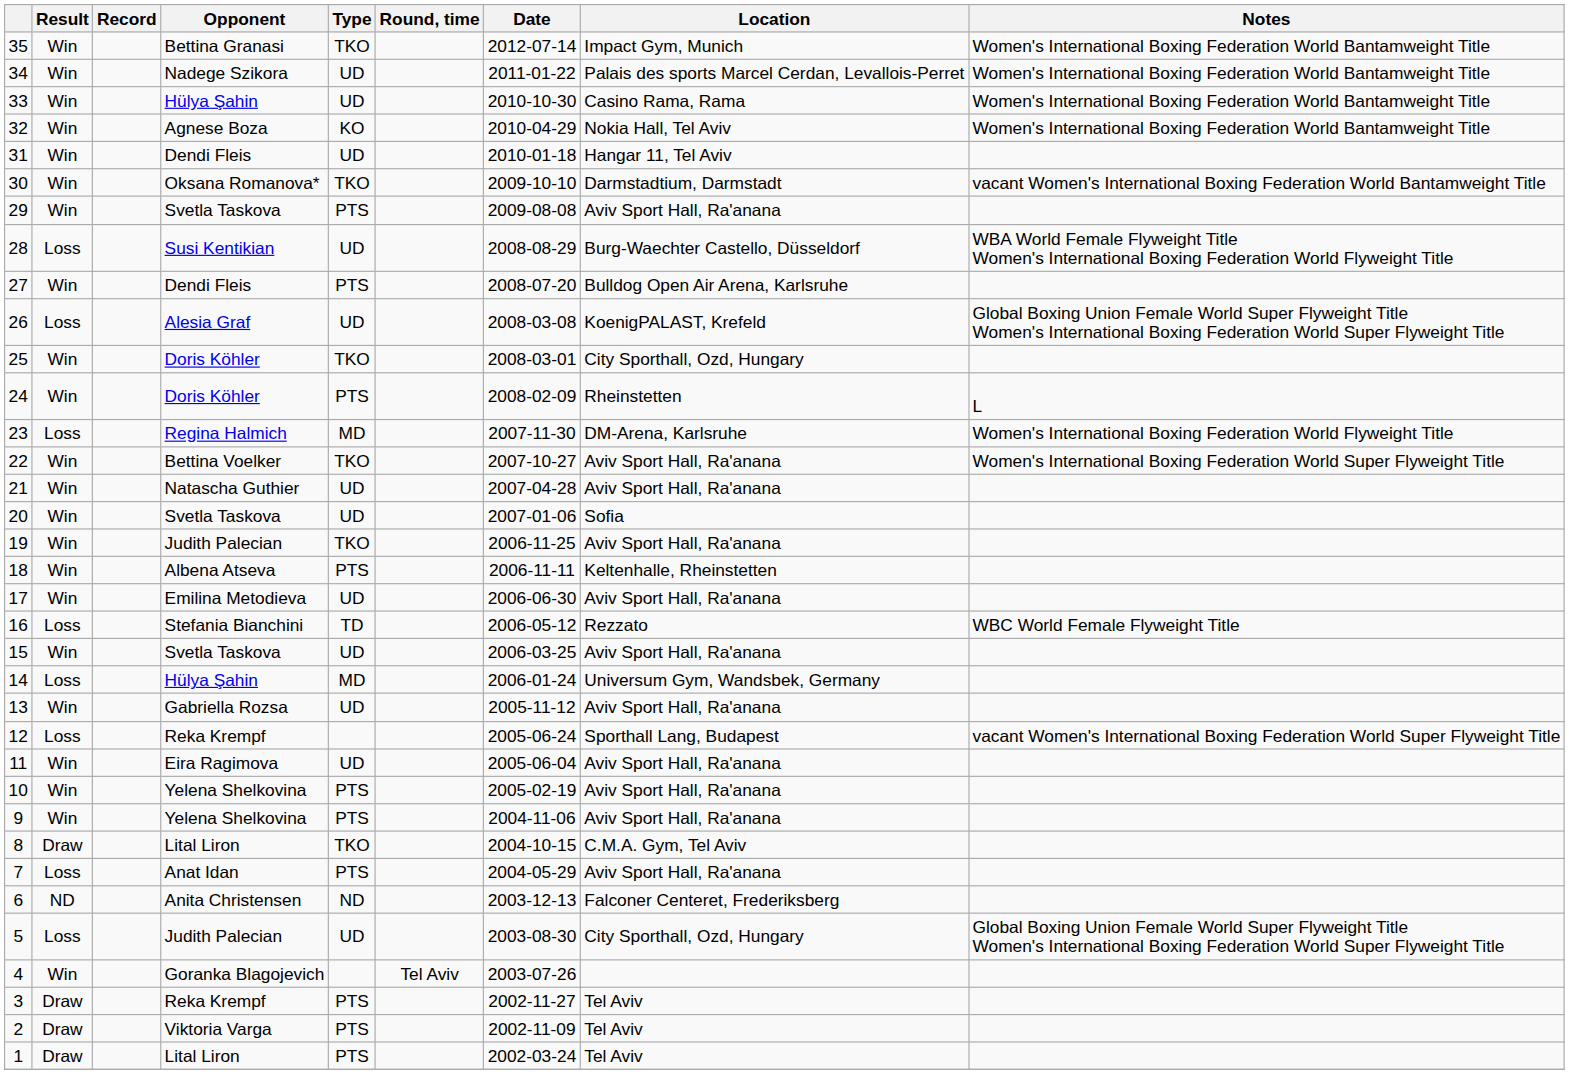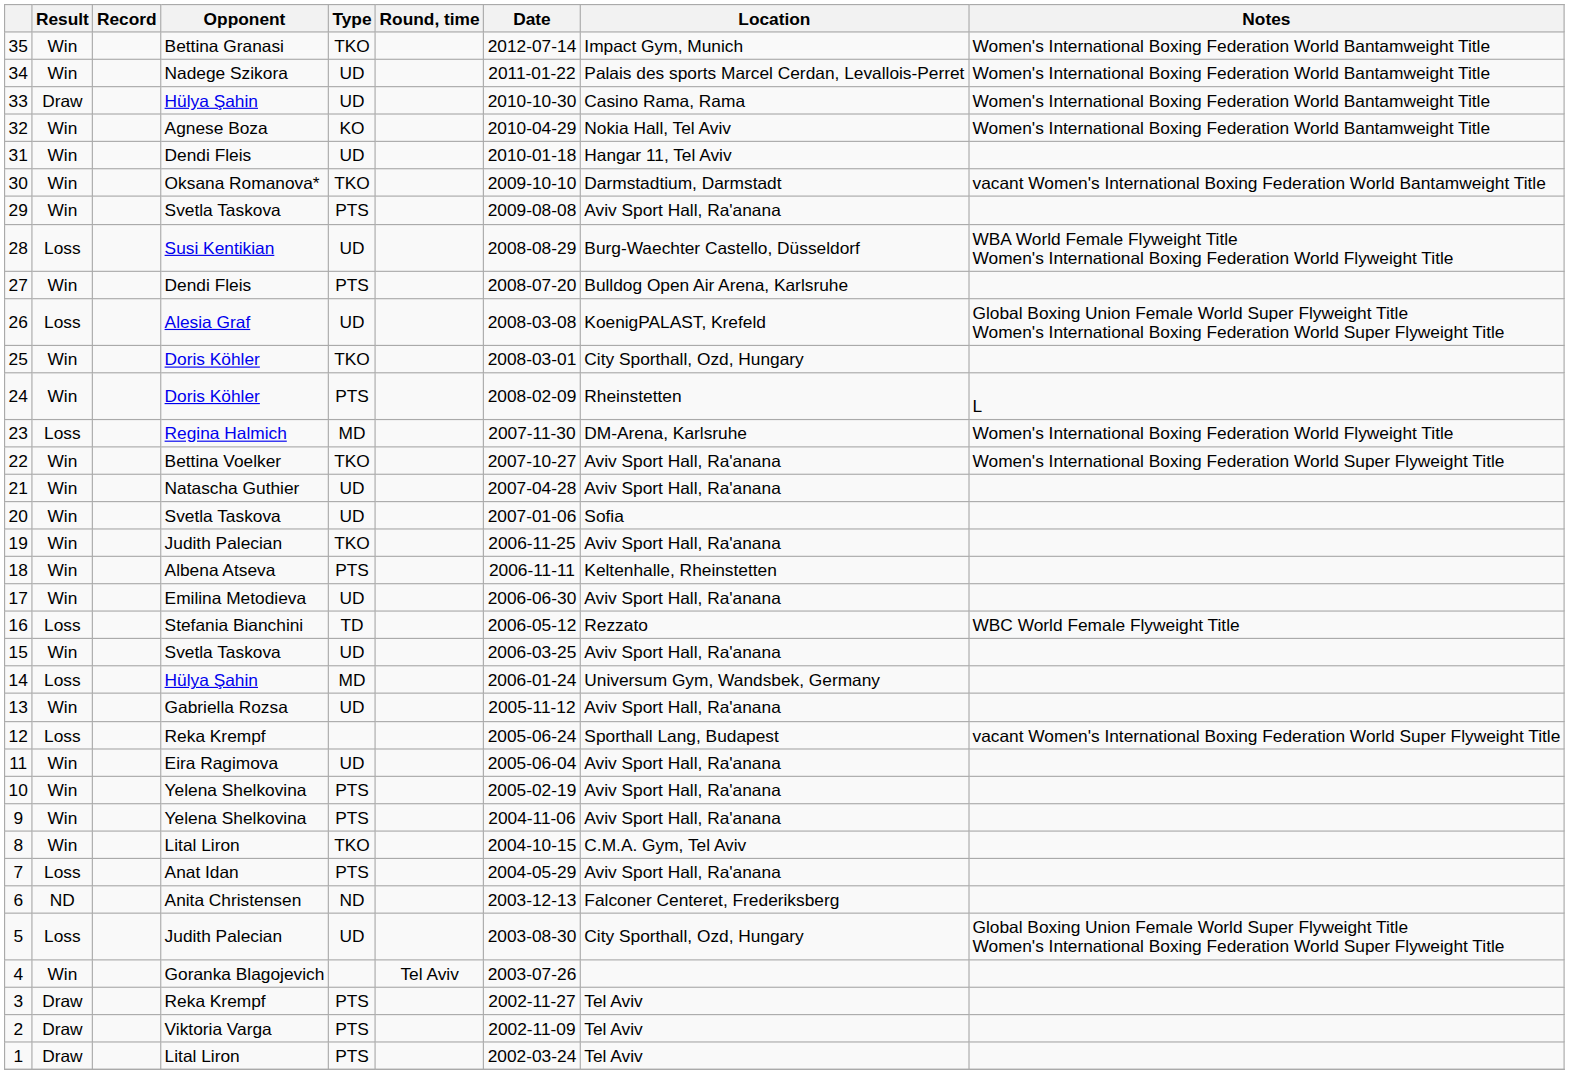(62, 101) Win -> (62, 101) Draw
(62, 845) Draw -> (62, 845) Win
